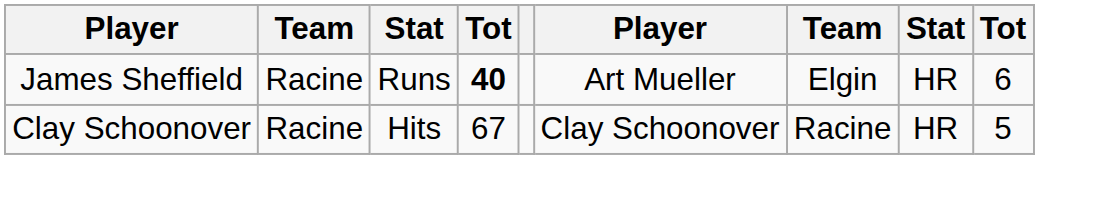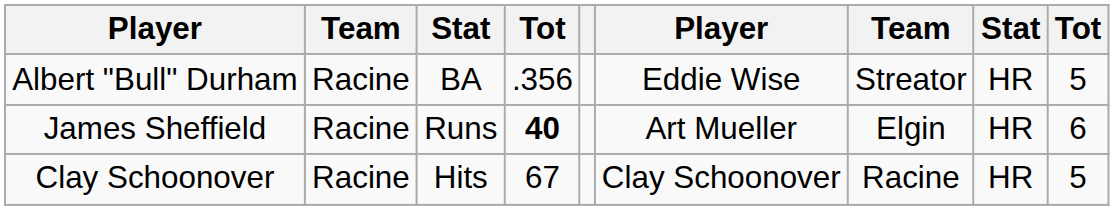+ row: (155, 79)
